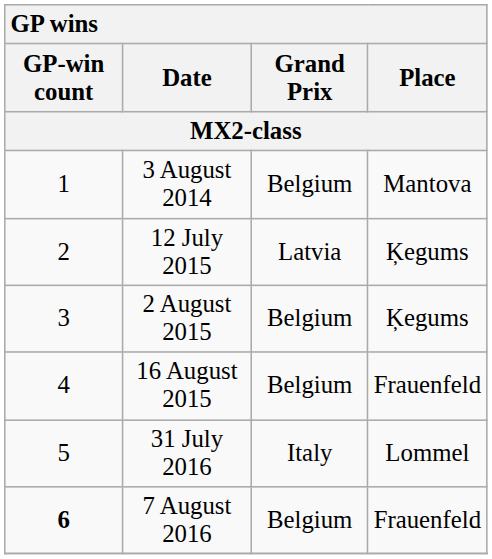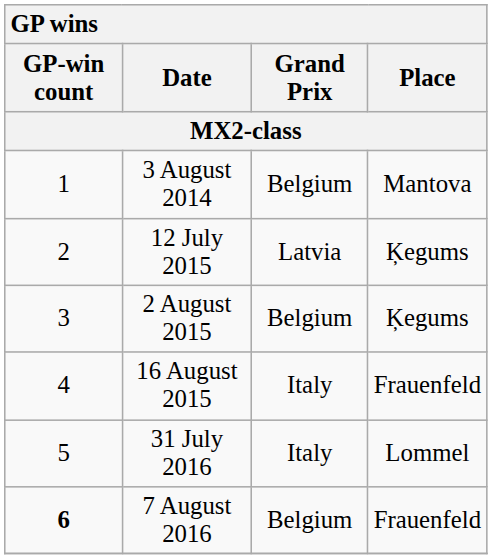(310, 385) Belgium -> (310, 385) Italy
